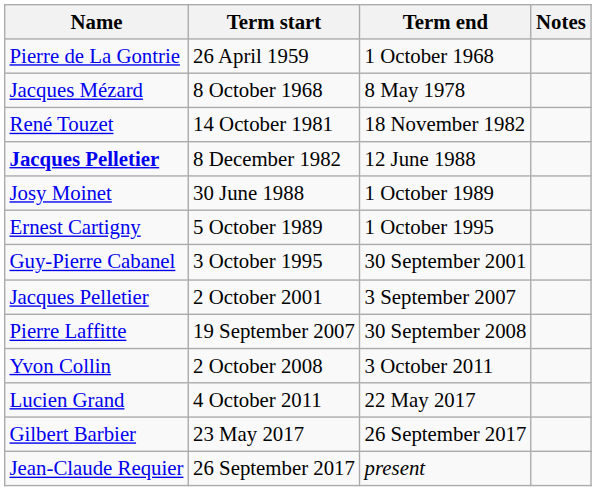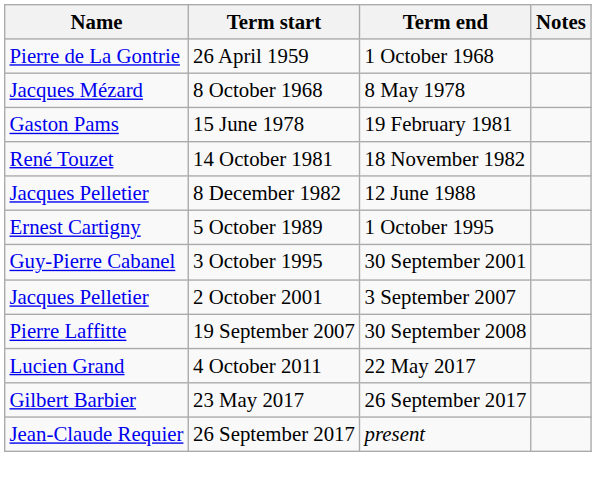+ row: (249, 124)
(84, 159) bold -> (79, 193) normal
- row: (249, 193)
- row: (258, 365)
